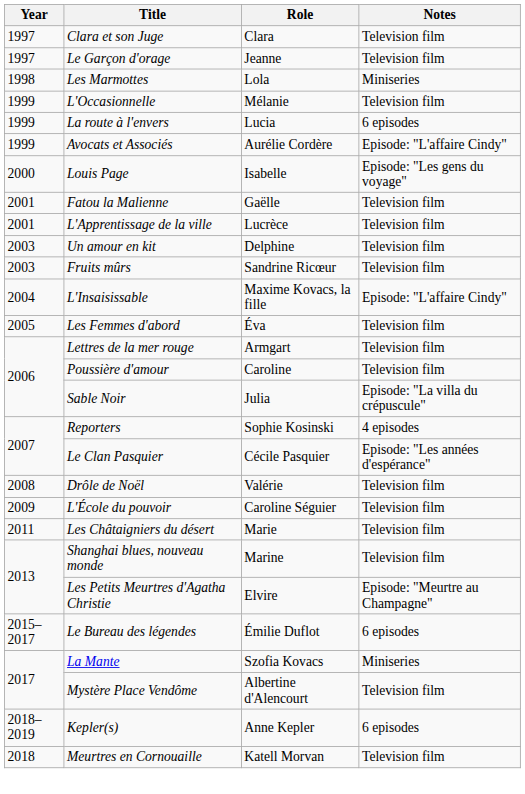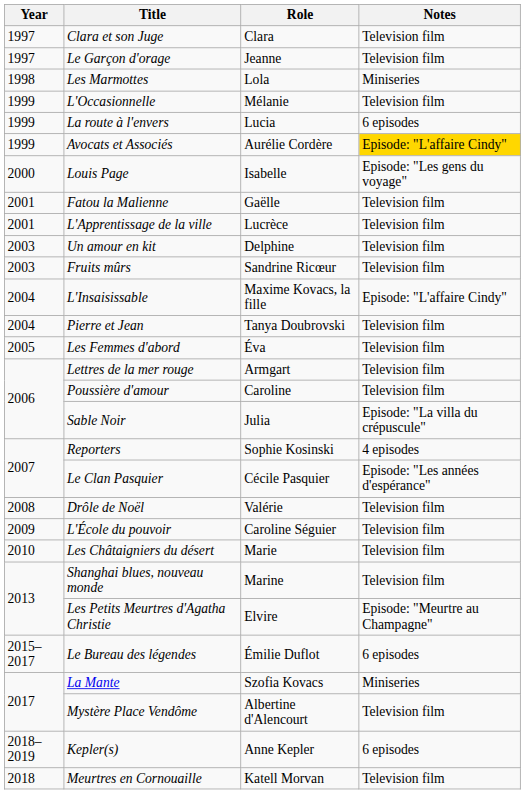(434, 144) no background -> (434, 144) gold background
+ row: (105, 326)
(21, 529) 2011 -> (21, 550) 2010
